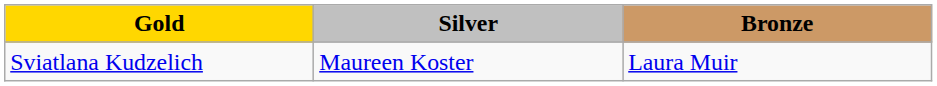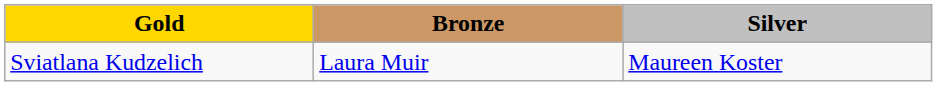columns swapped: (468, 23) <-> (777, 23)
